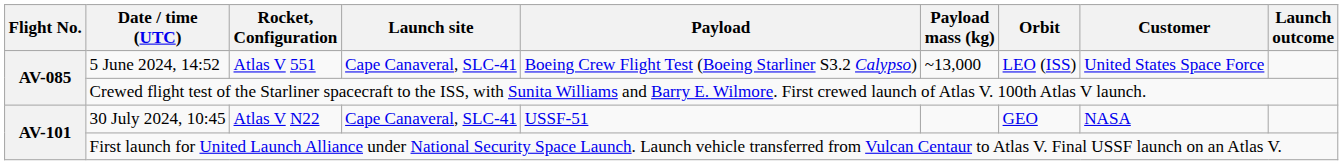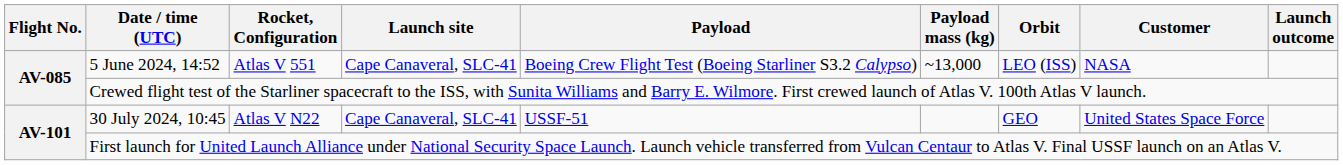(1174, 64) United States Space Force -> (1107, 64) NASA
(1107, 118) NASA -> (1174, 118) United States Space Force
